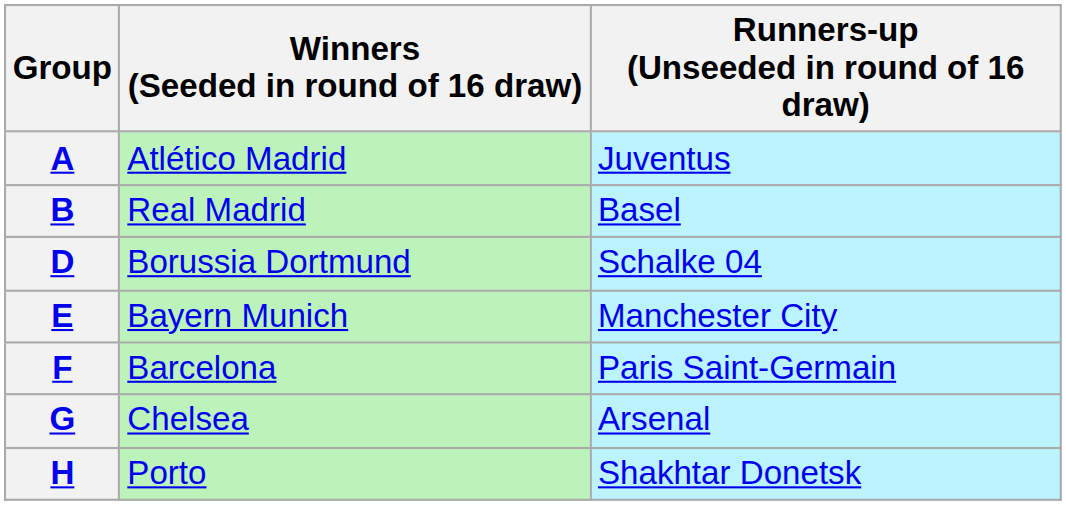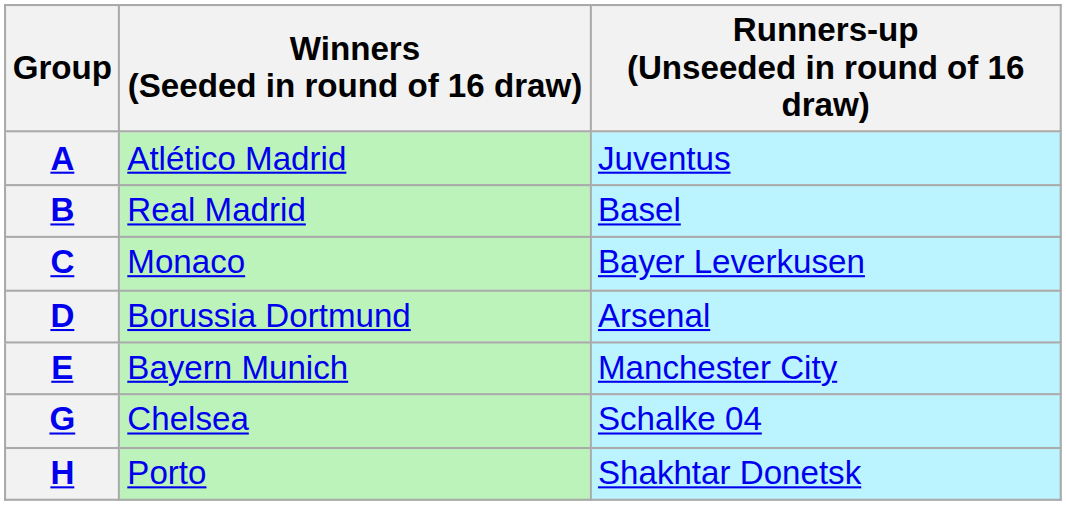+ row: (62, 262)
(680, 262) Schalke 04 -> (654, 315) Arsenal
- row: (62, 367)
(654, 420) Arsenal -> (680, 420) Schalke 04
